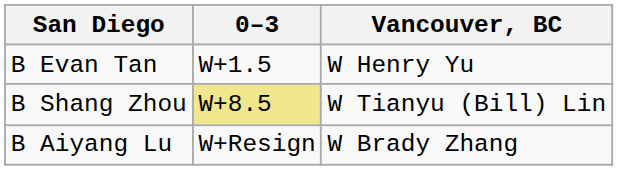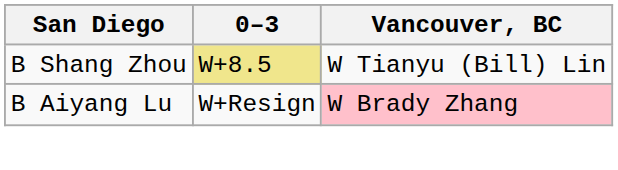- row: (84, 65)
(423, 144) no background -> (423, 105) pink background
